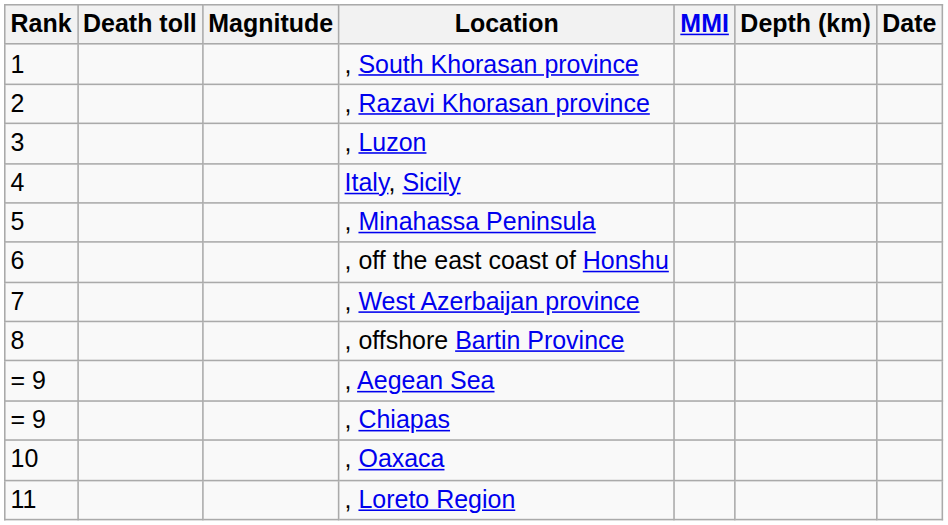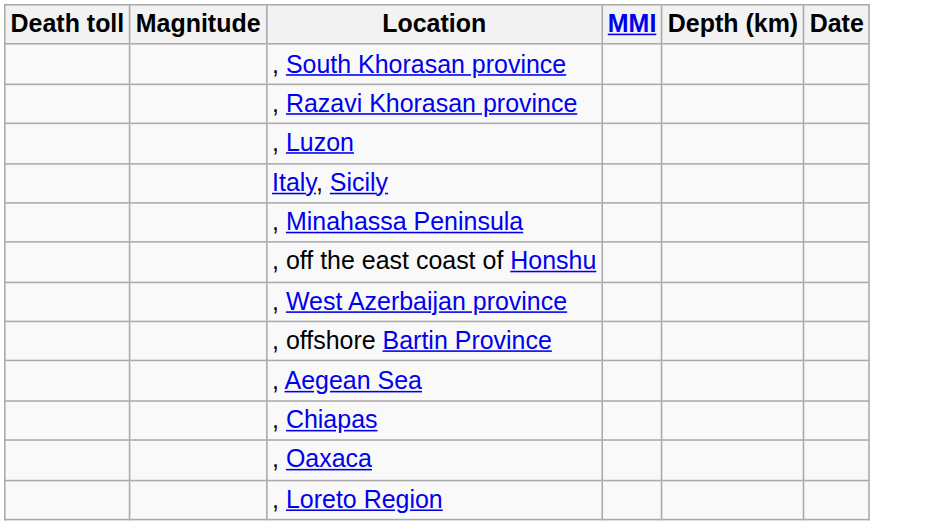- column: (41, 24)
